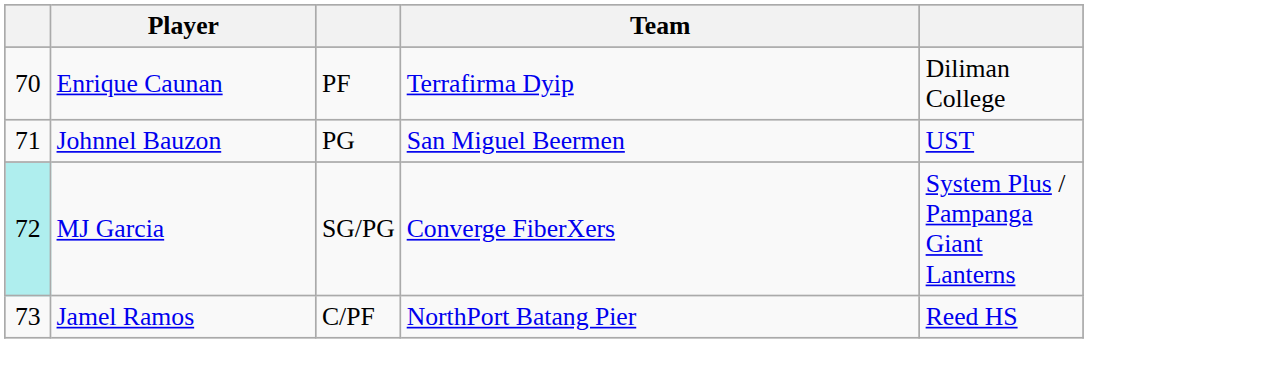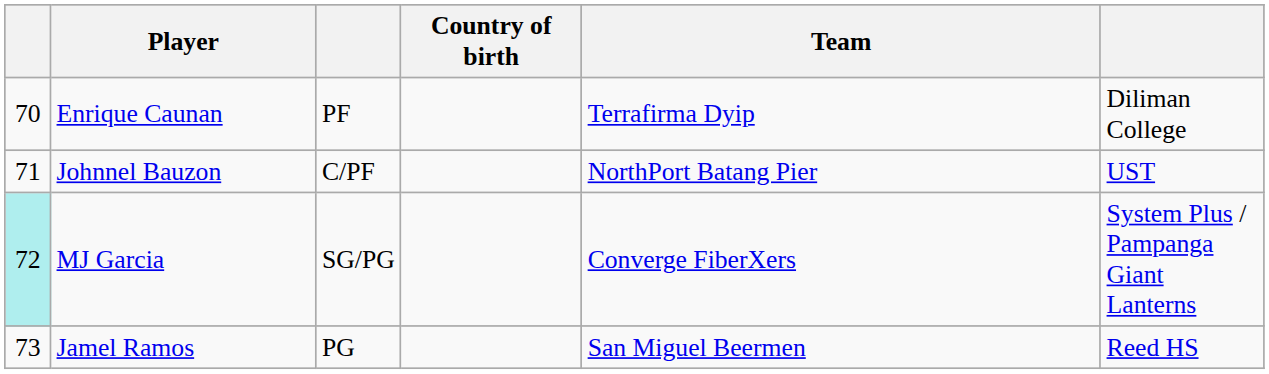+ column: (491, 41)
(338, 140) PG -> (348, 171) C/PF
(516, 140) San Miguel Beermen -> (702, 171) NorthPort Batang Pier
(348, 316) C/PF -> (338, 347) PG
(521, 316) NorthPort Batang Pier -> (697, 347) San Miguel Beermen
